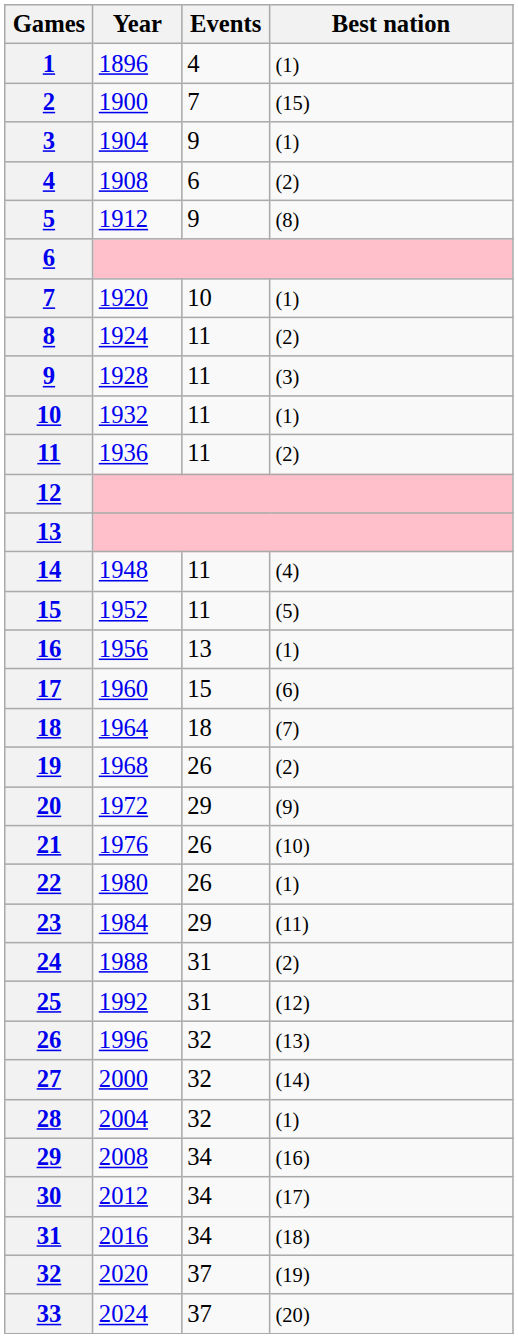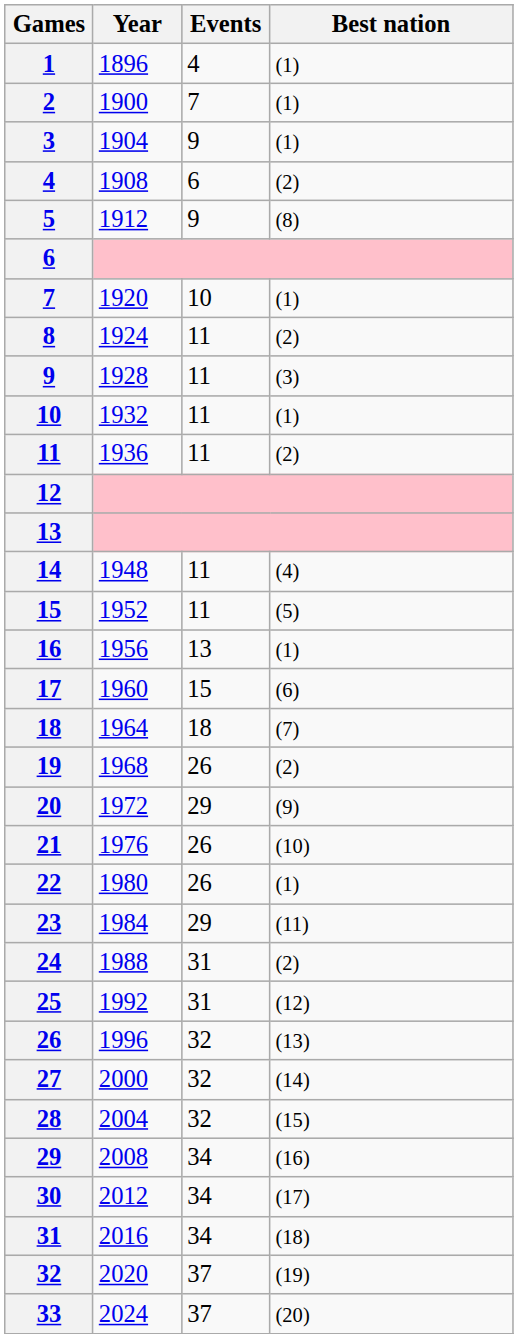(293, 103) (15) -> (287, 103) (1)
(287, 1119) (1) -> (293, 1119) (15)
